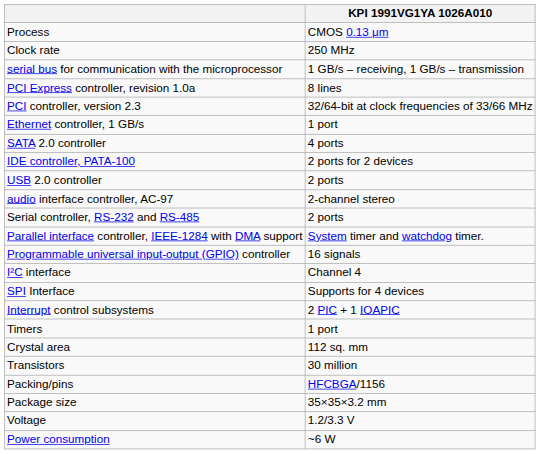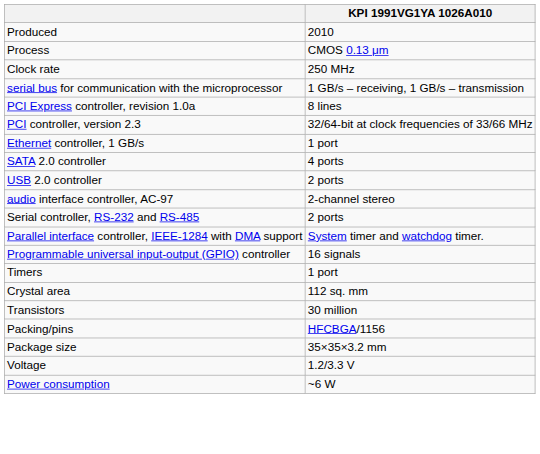+ row: (32, 32)
- row: (71, 161)
- row: (39, 273)
- row: (41, 291)
- row: (80, 310)
